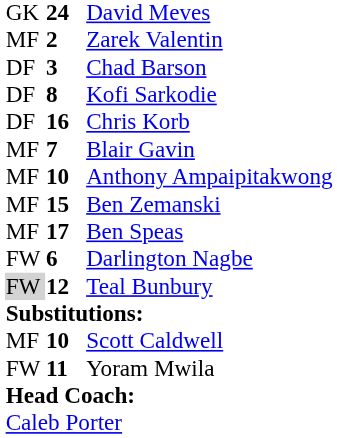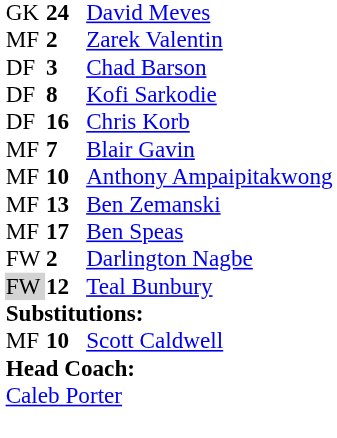(57, 203) 15 -> (57, 203) 13
(52, 258) 6 -> (52, 258) 2
- row: (150, 368)
